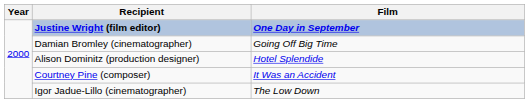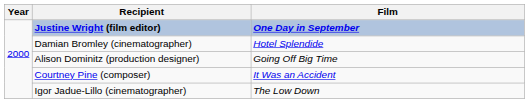(295, 43) Going Off Big Time -> (288, 43) Hotel Splendide
(288, 59) Hotel Splendide -> (295, 59) Going Off Big Time
